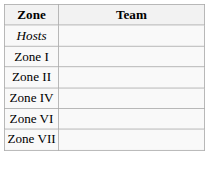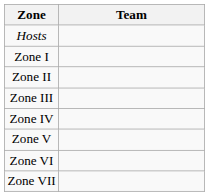+ row: (32, 98)
+ row: (32, 139)
